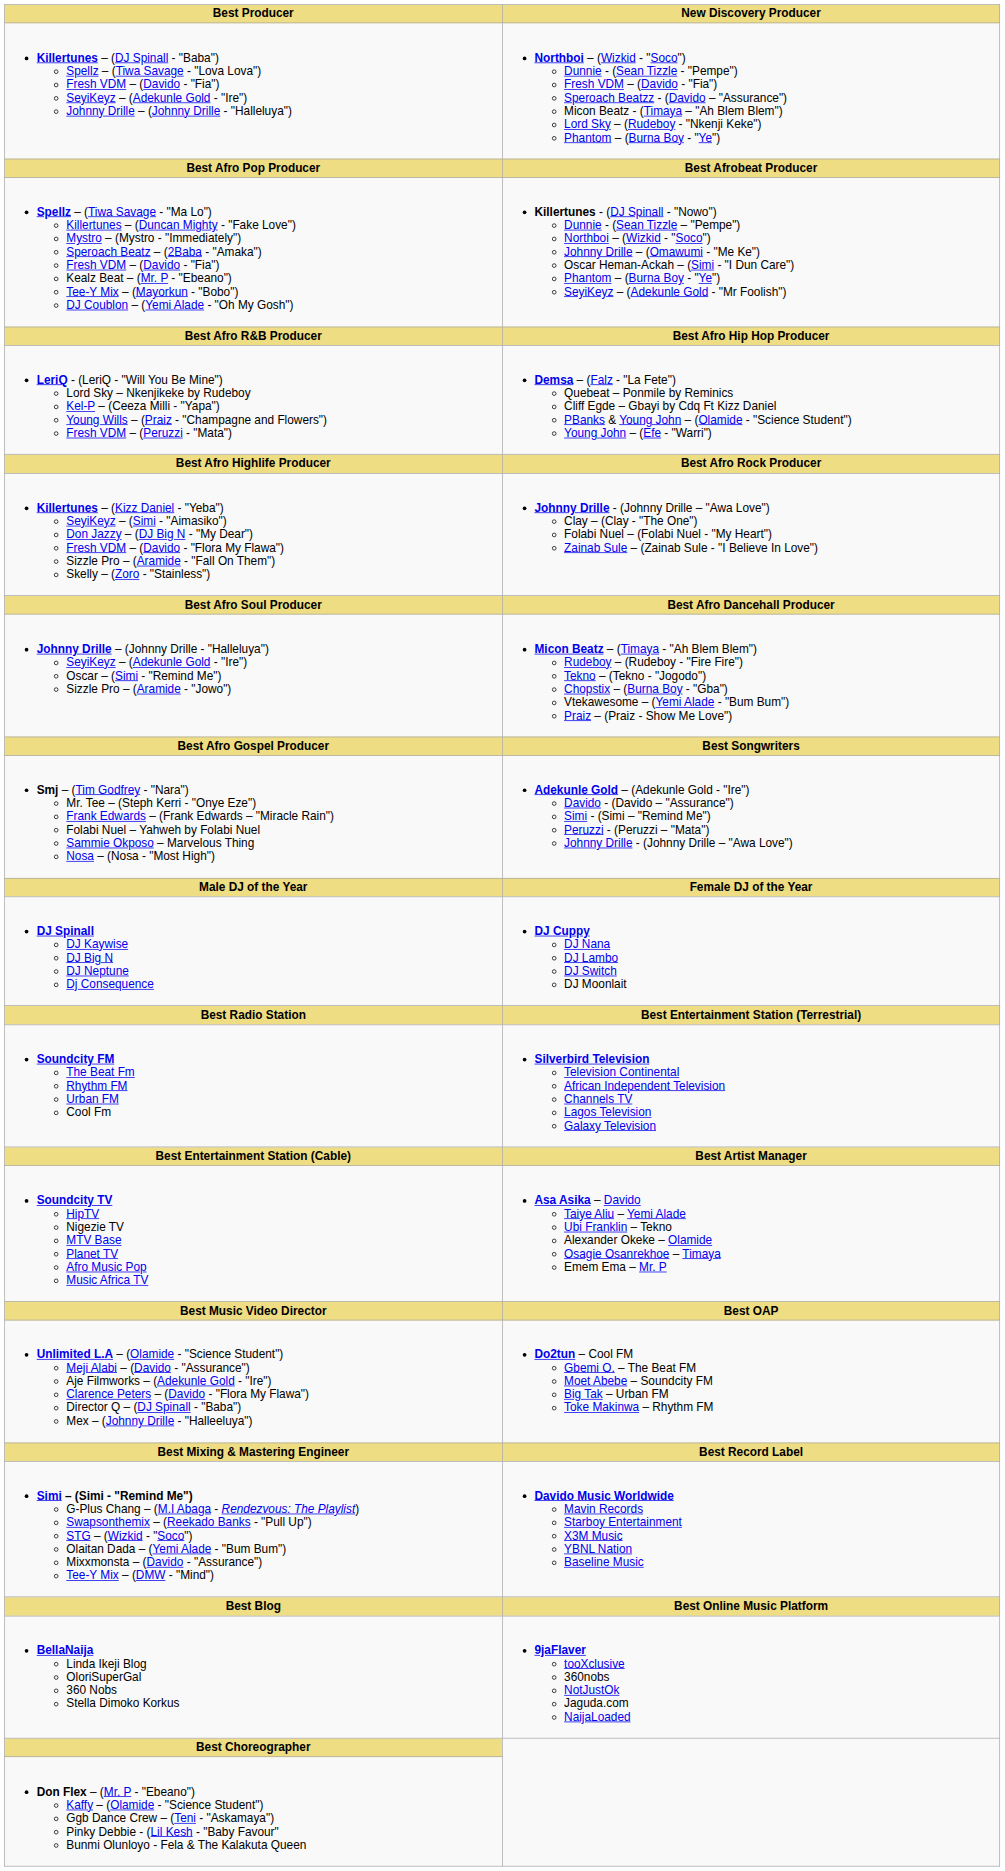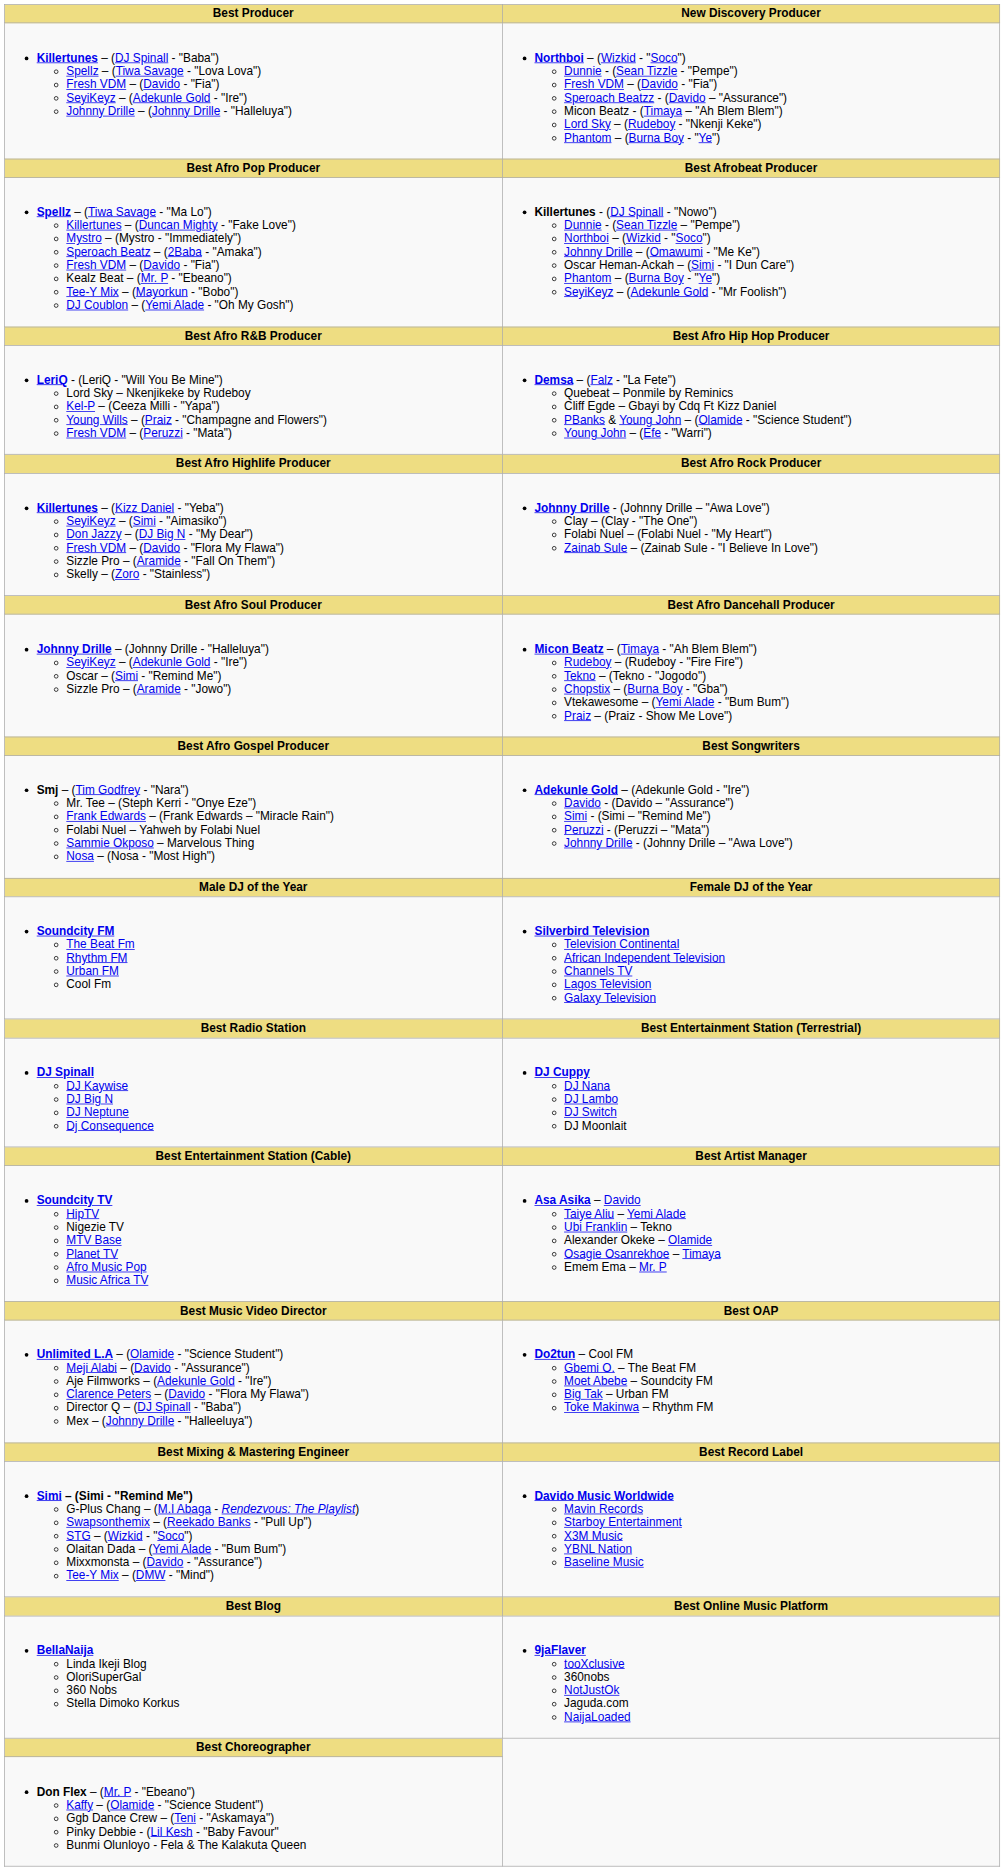rows swapped: (253, 958) <-> (253, 1086)
